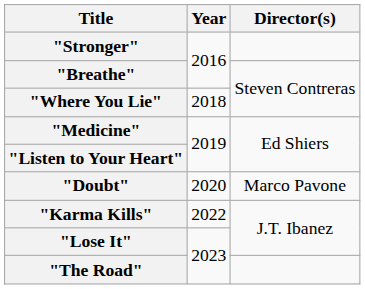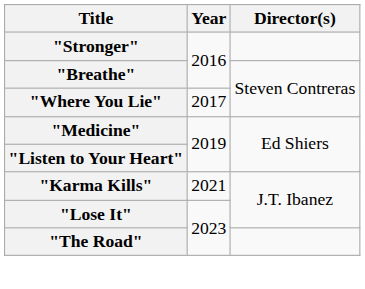(209, 102) 2018 -> (209, 102) 2017
- row: (96, 185)
(209, 213) 2022 -> (209, 185) 2021
